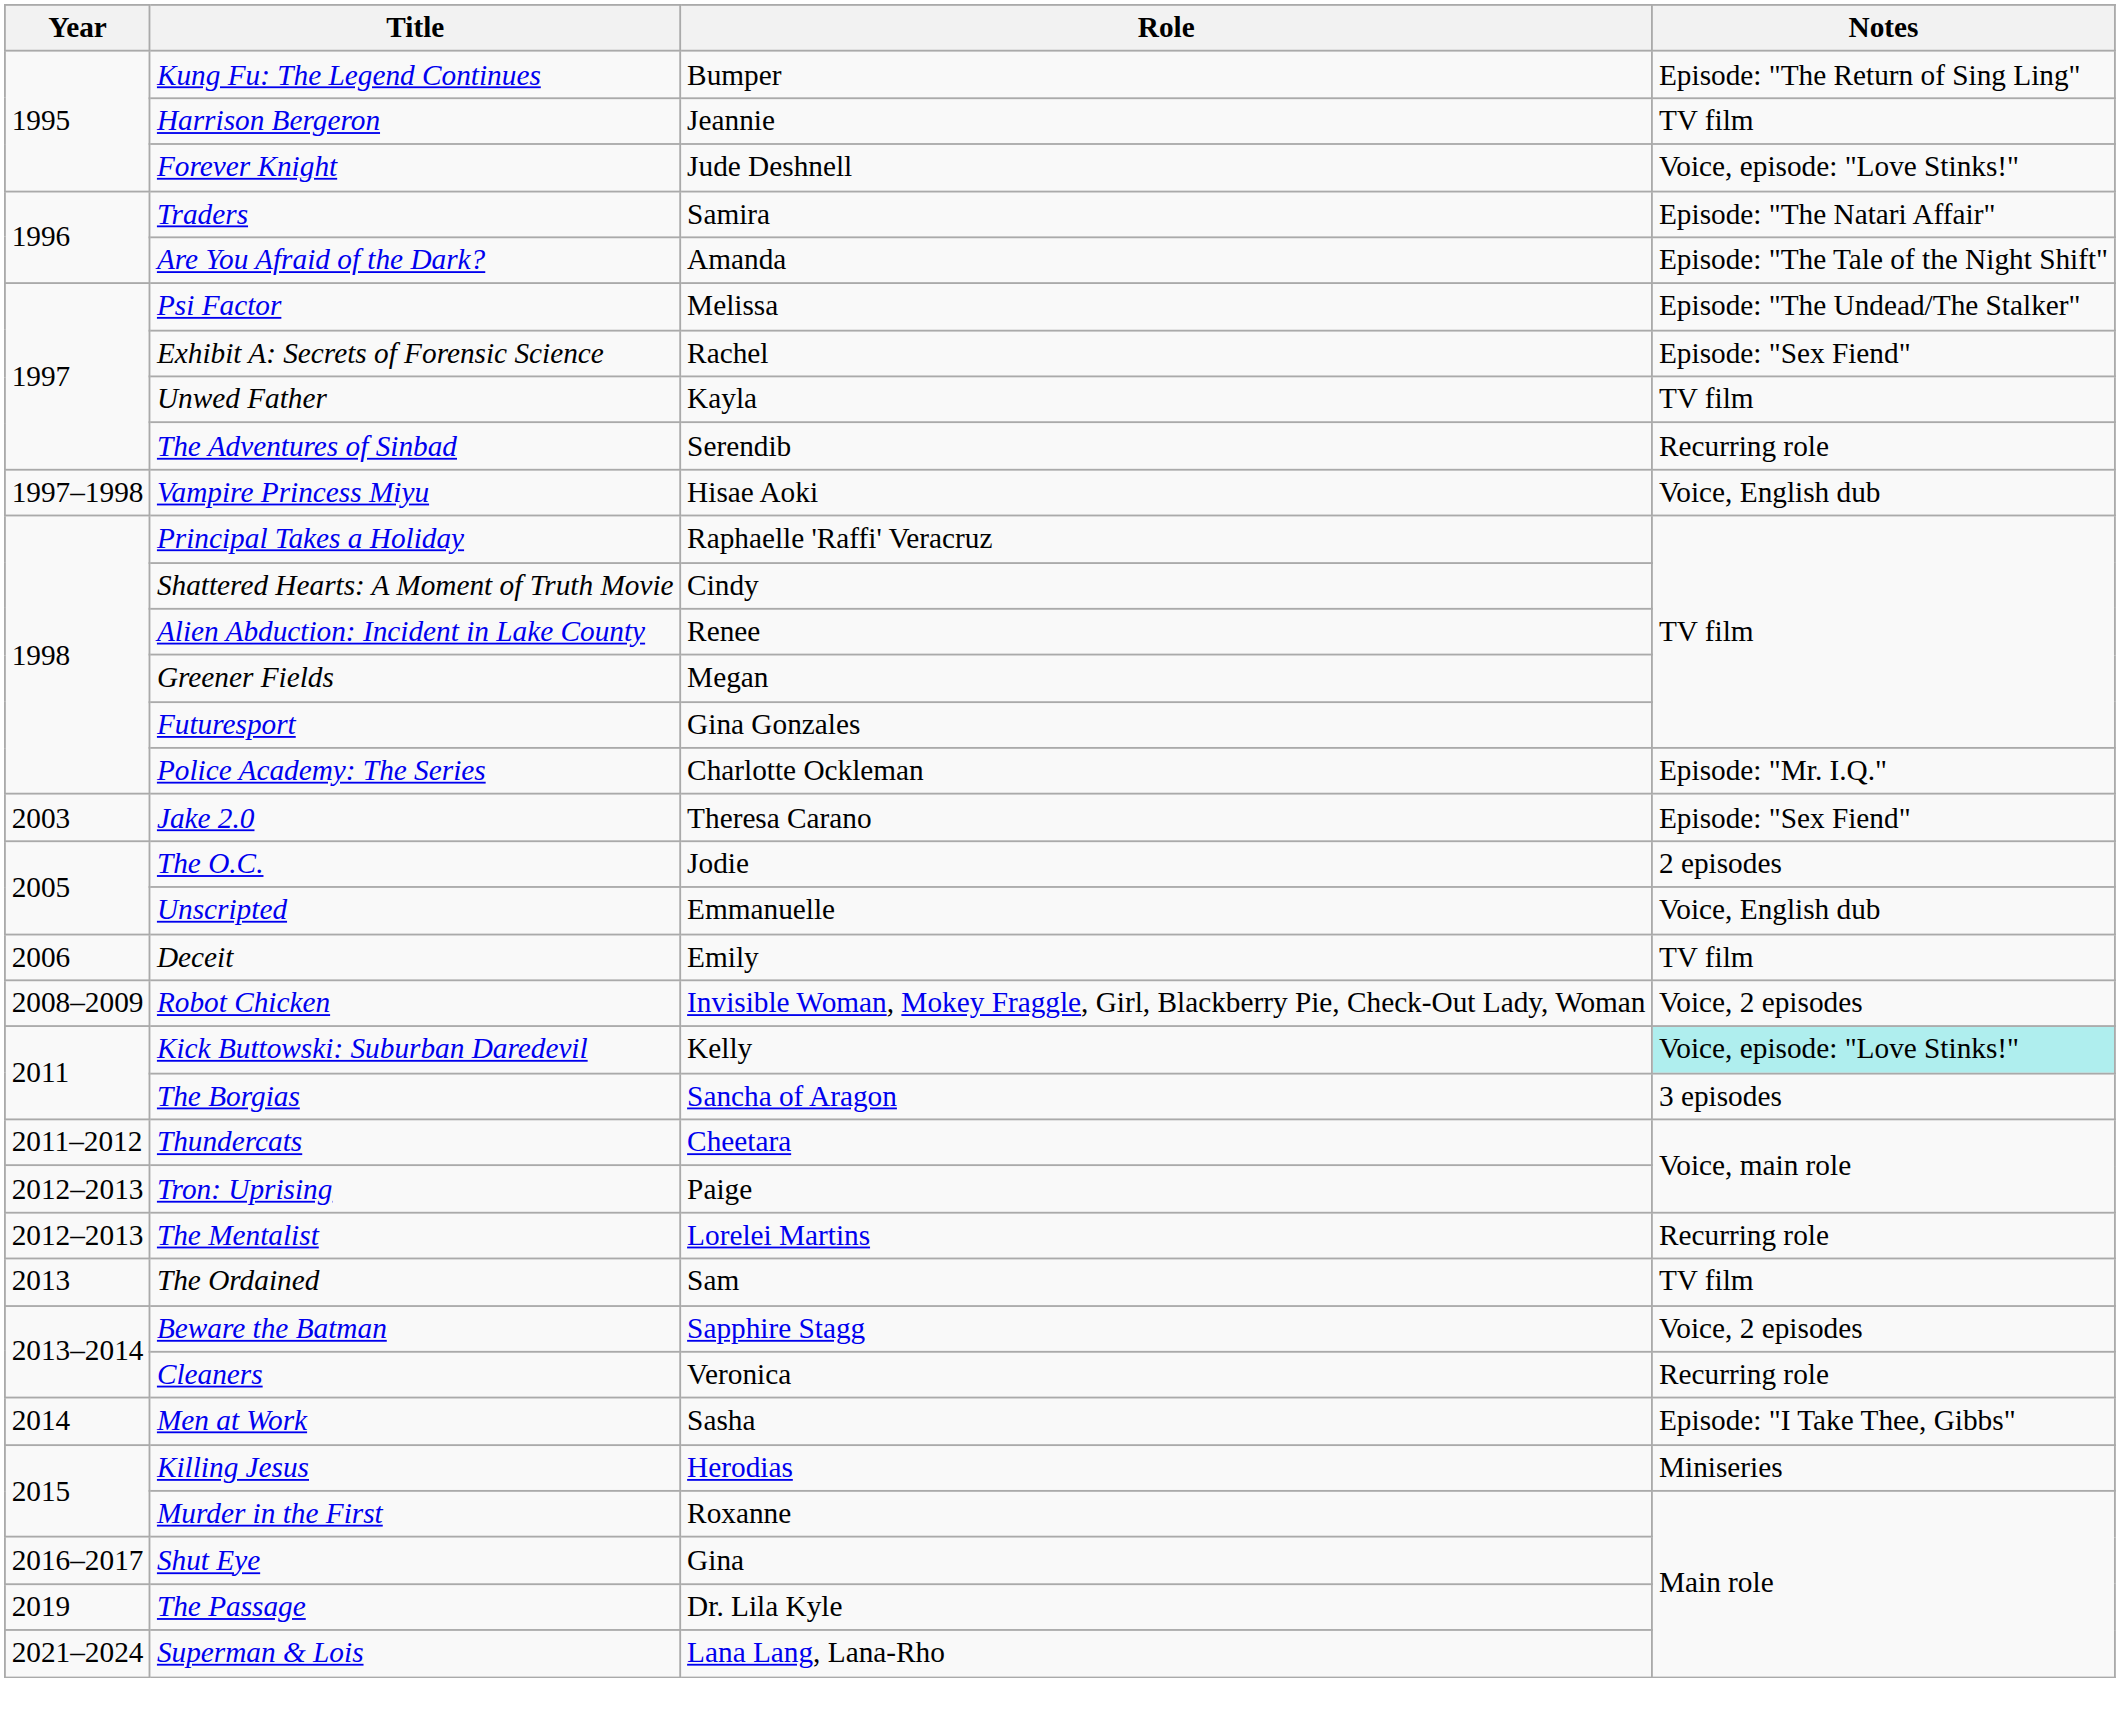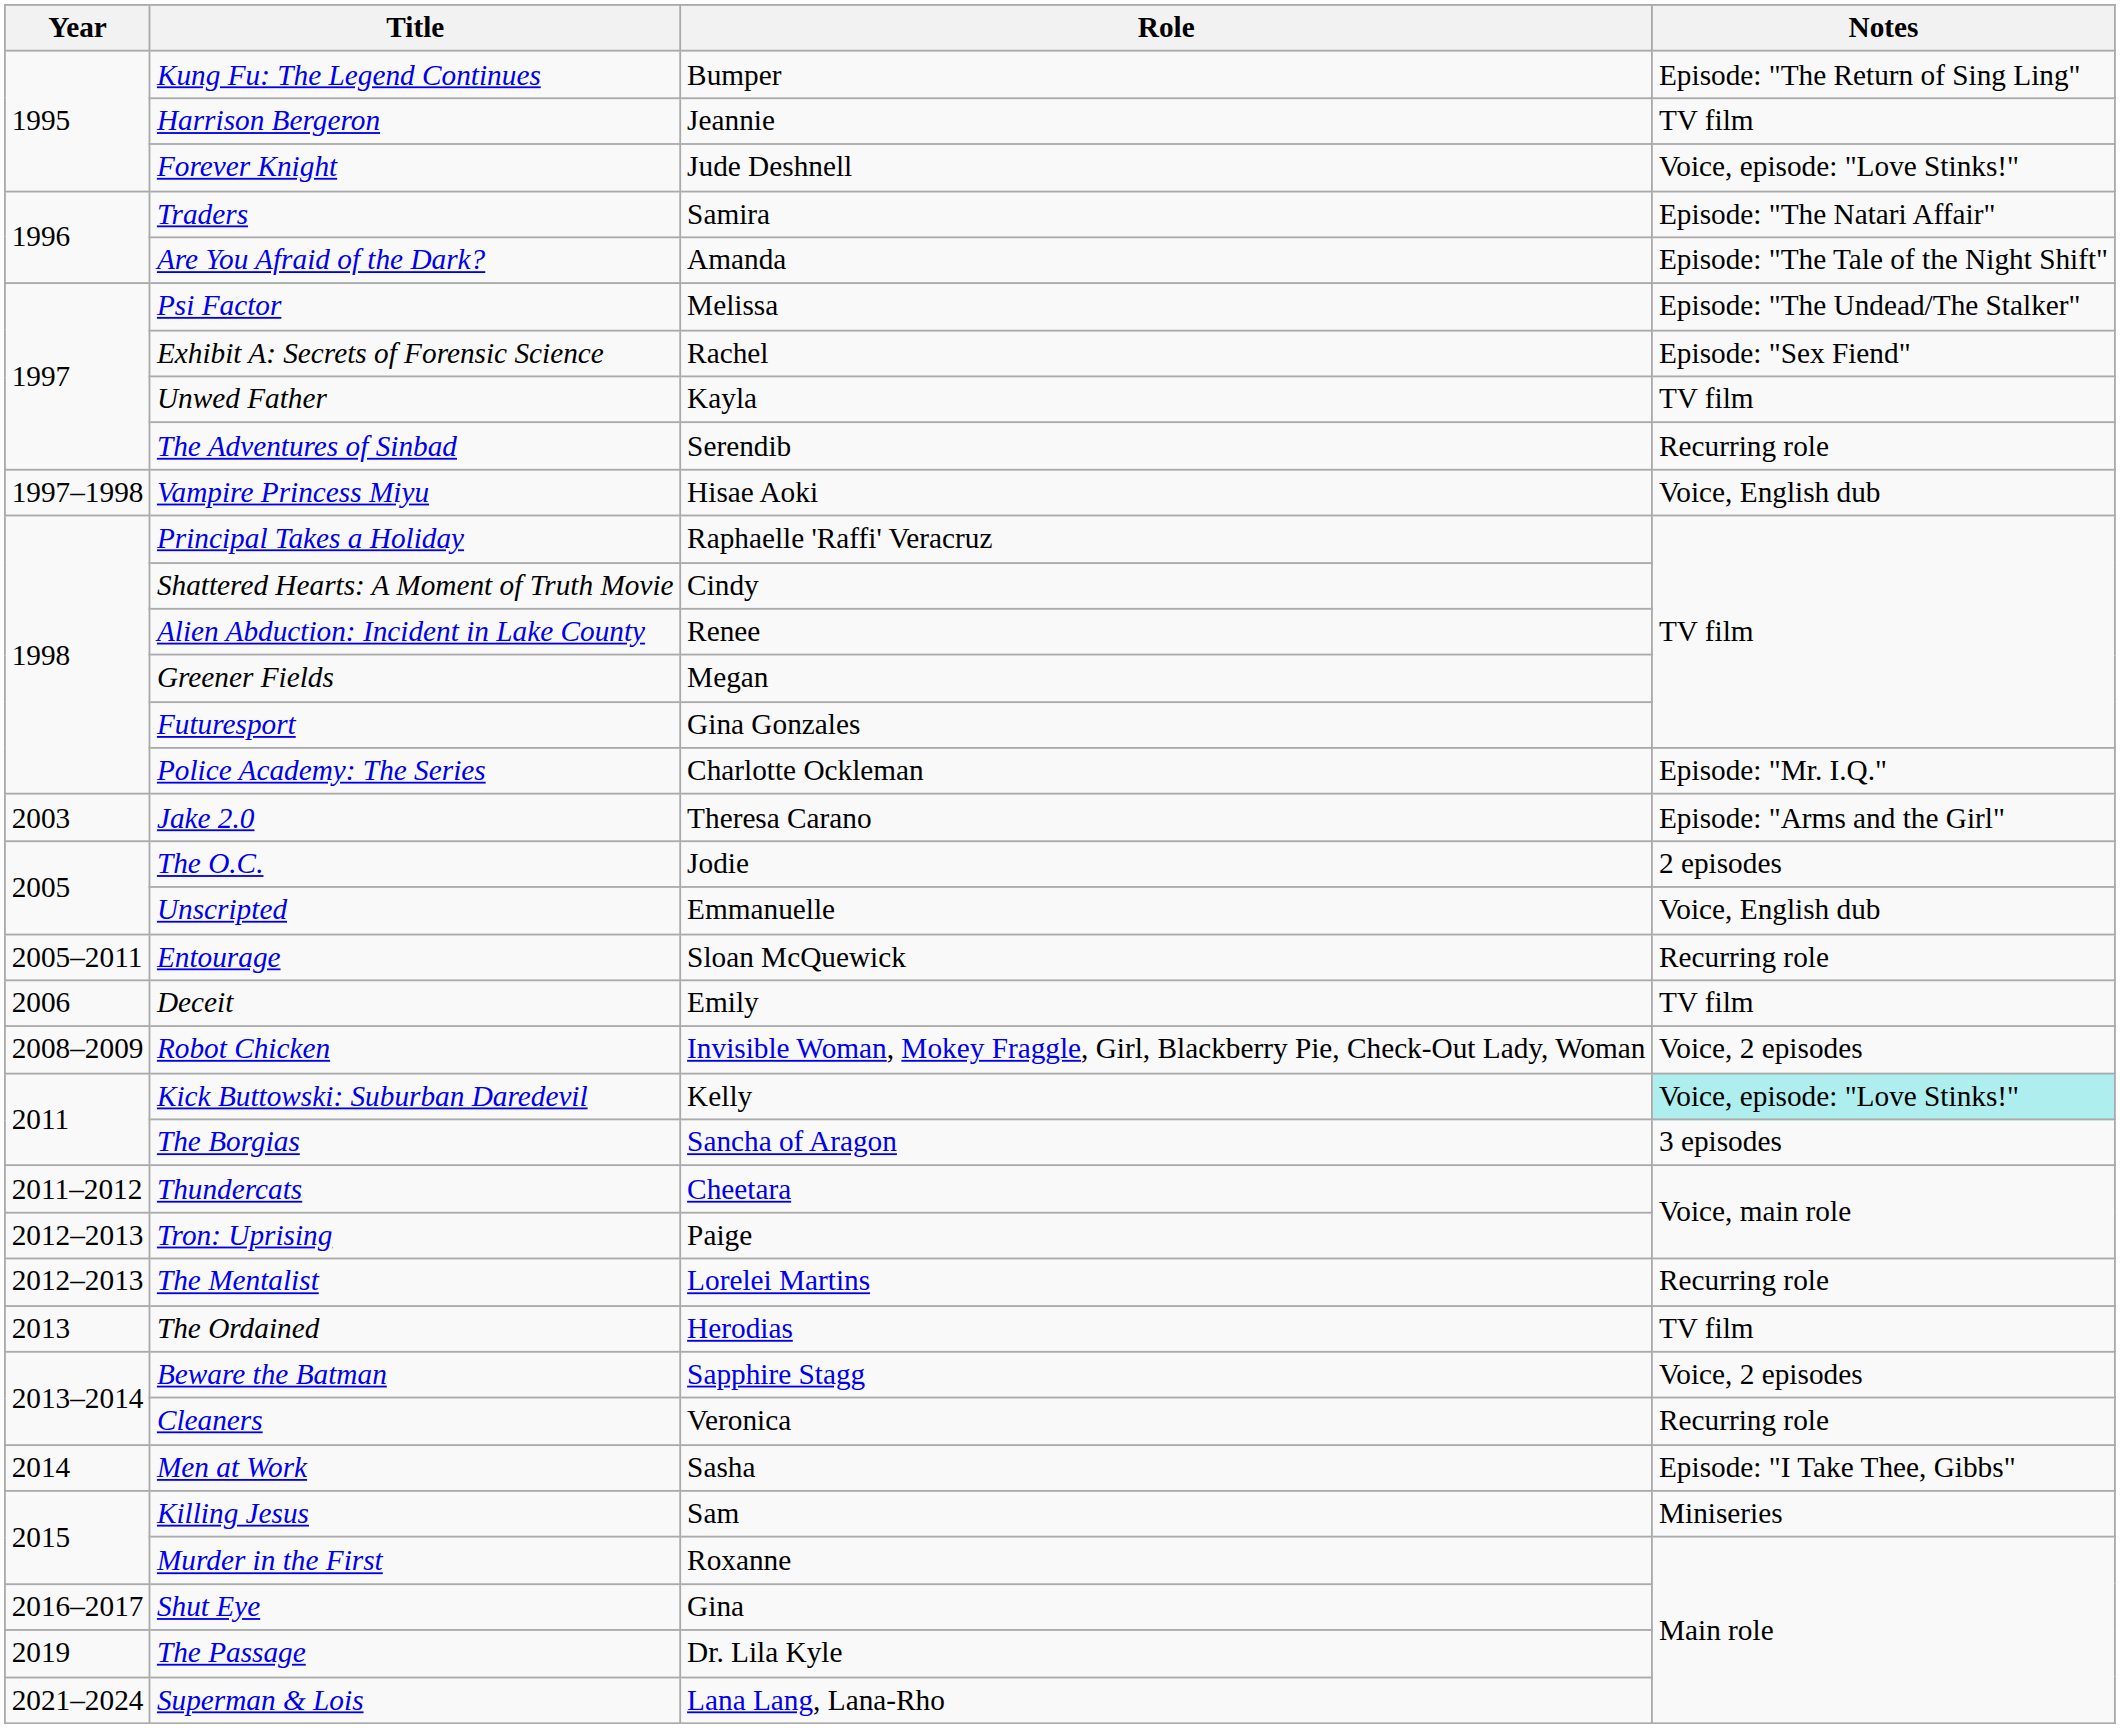(1785, 817) Episode: "Sex Fiend" -> (1832, 817) Episode: "Arms and the Girl"
+ row: (219, 956)
(713, 1281) Sam -> (740, 1327) Herodias
(740, 1467) Herodias -> (713, 1513) Sam
